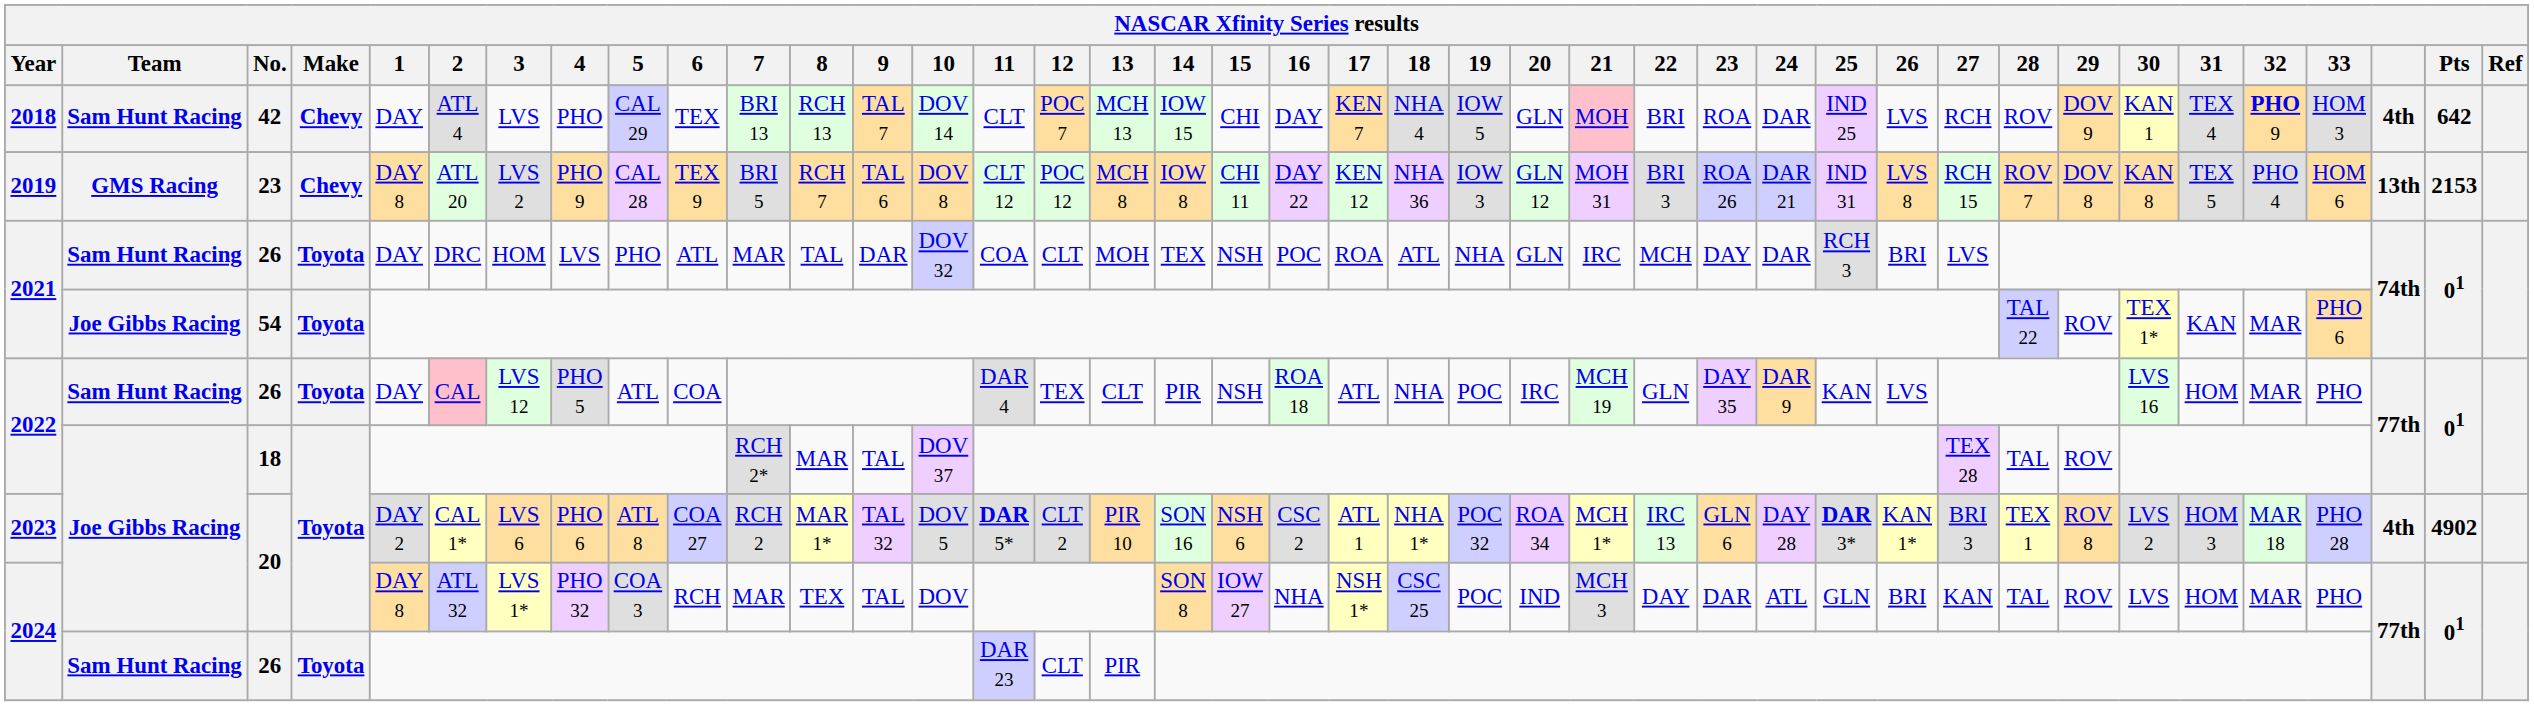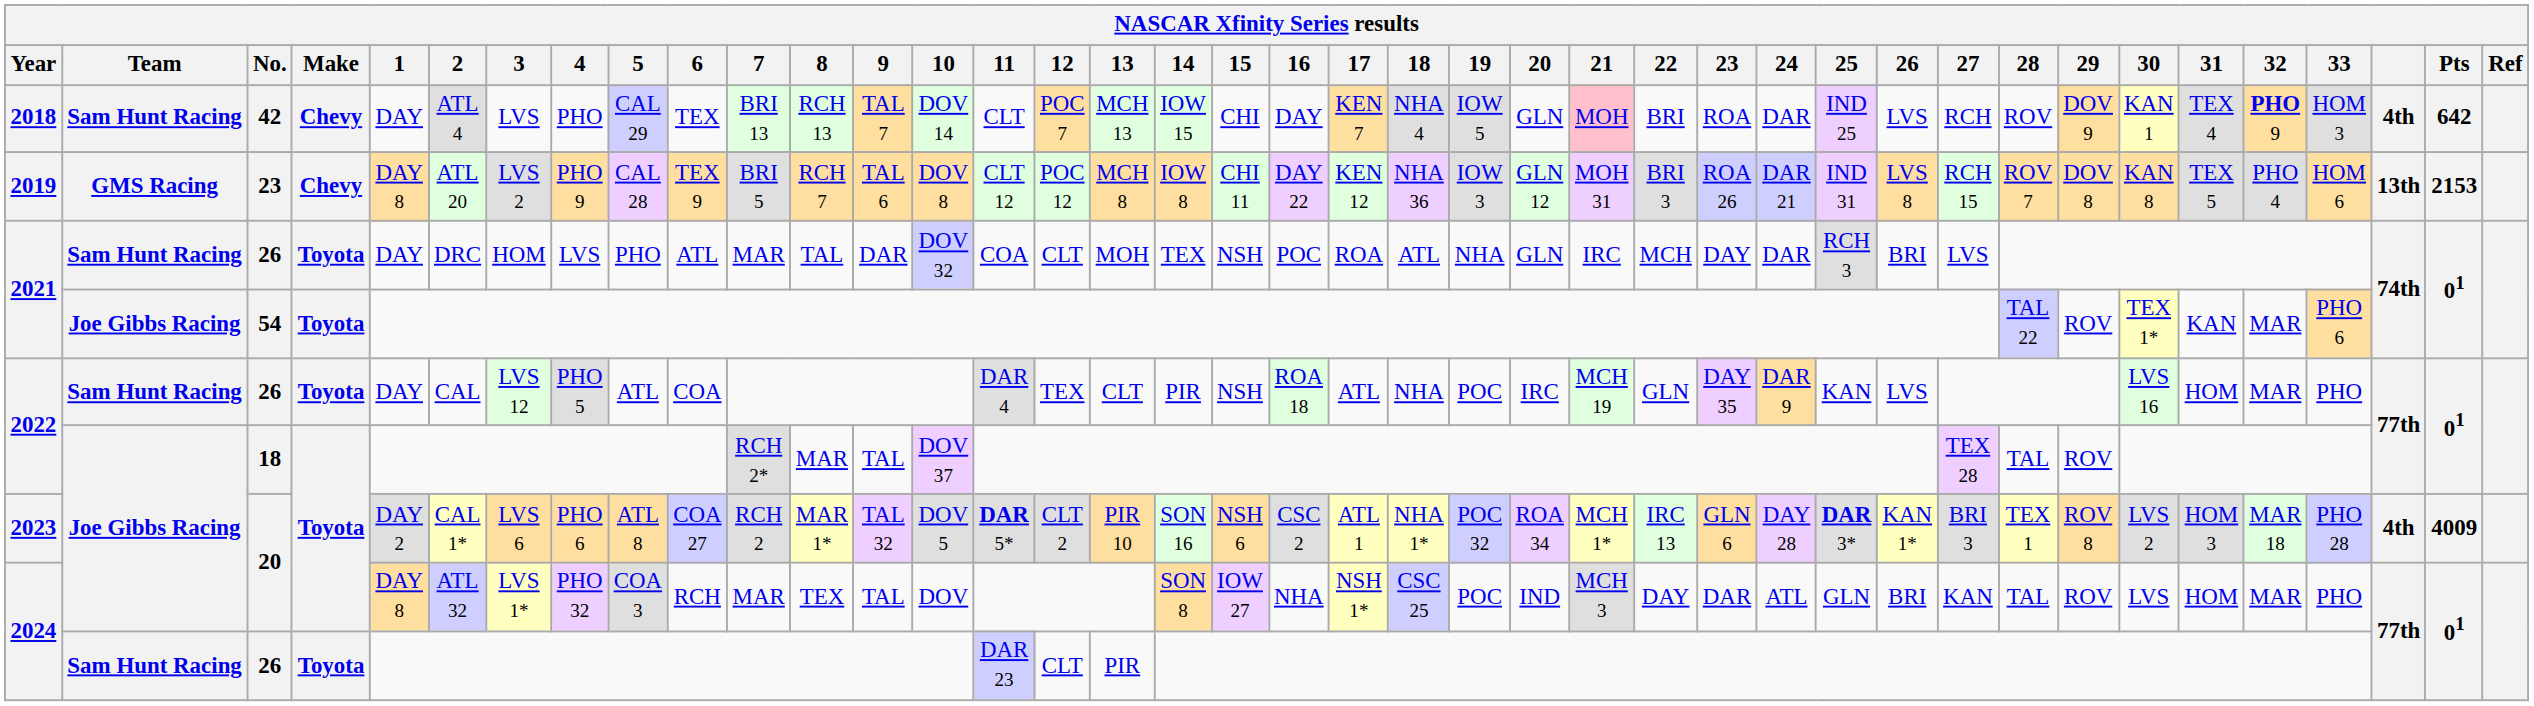(458, 391) pink background -> (458, 391) no background
(2454, 528) 4902 -> (2454, 528) 4009
